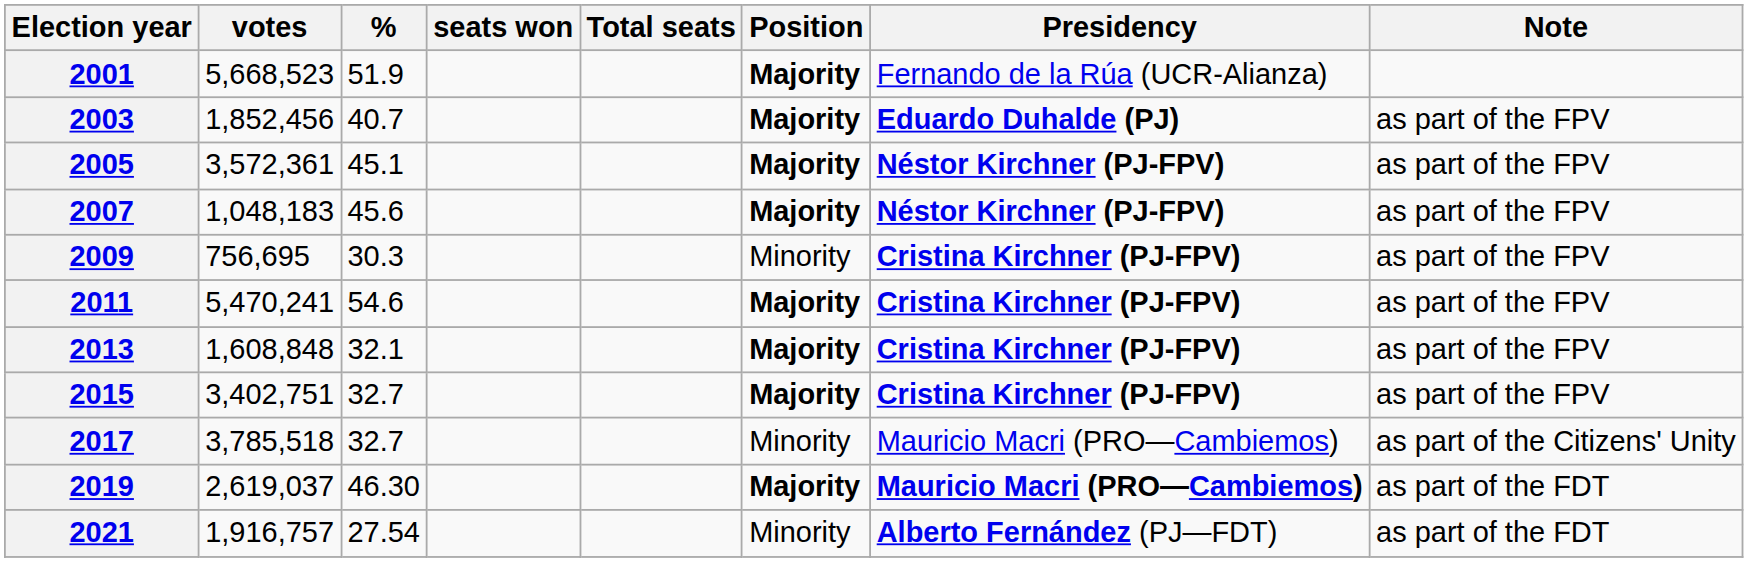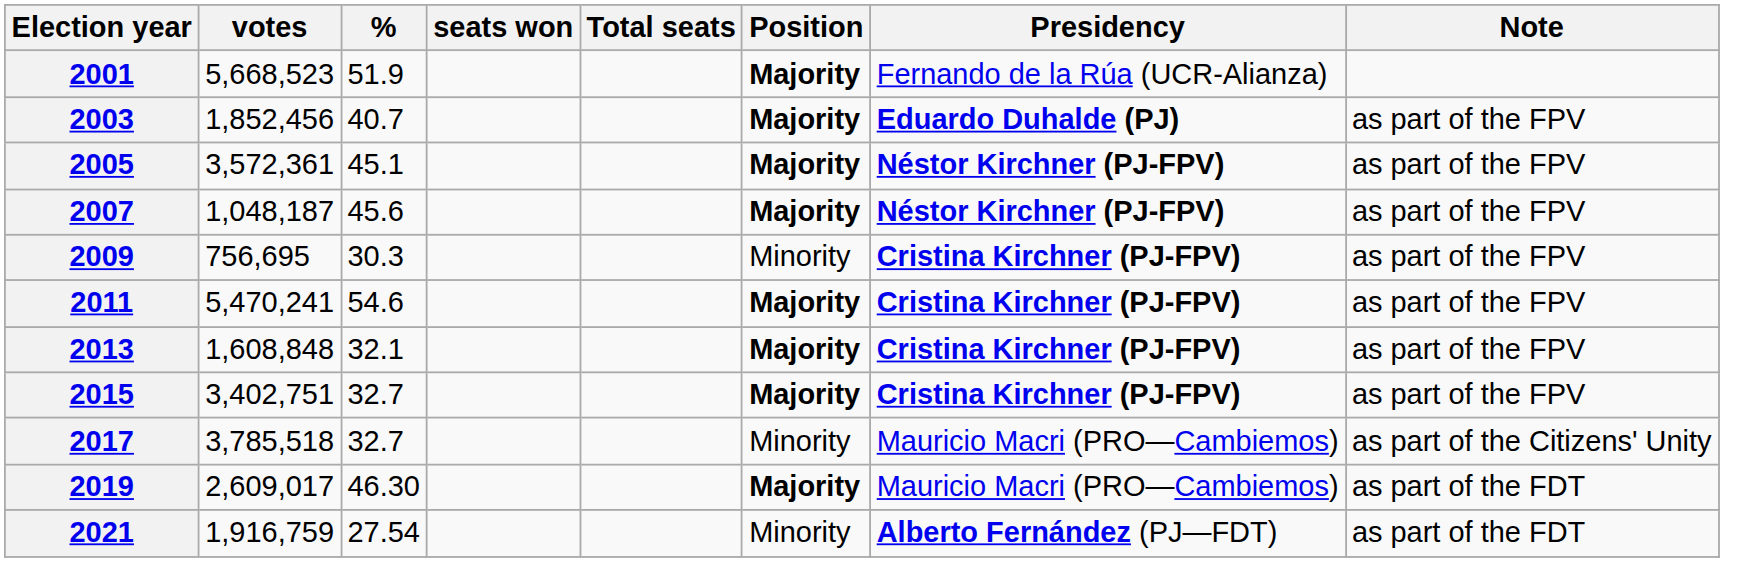(270, 211) 1,048,183 -> (270, 211) 1,048,187
(270, 486) 2,619,037 -> (270, 486) 2,609,017
(1120, 486) bold -> (1108, 486) normal
(270, 532) 1,916,757 -> (270, 532) 1,916,759
